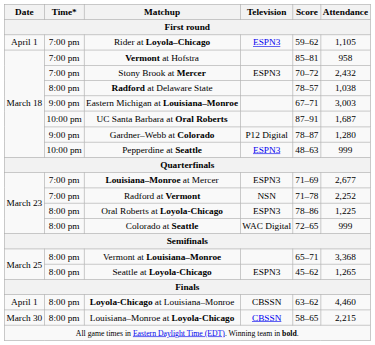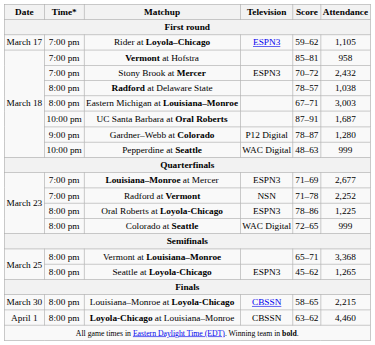(24, 42) April 1 -> (24, 42) March 17
(64, 104) 9:00 pm -> (64, 104) 8:00 pm
(267, 149) ESPN3 -> (267, 149) WAC Digital
rows swapped: (162, 318) <-> (162, 302)
